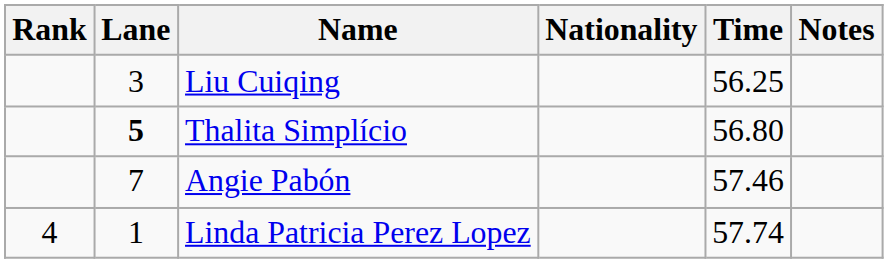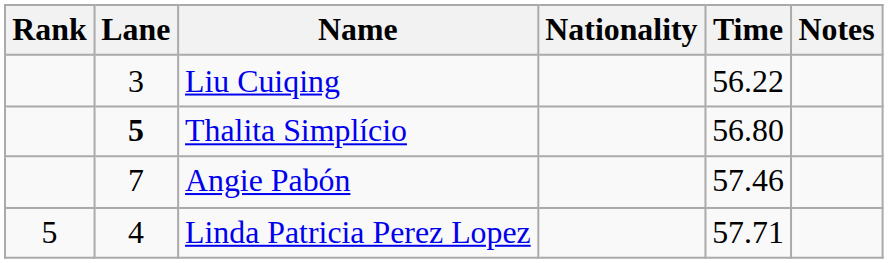(748, 80) 56.25 -> (748, 80) 56.22
(49, 231) 4 -> (49, 231) 5
(136, 231) 1 -> (136, 231) 4
(748, 231) 57.74 -> (748, 231) 57.71
